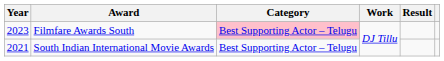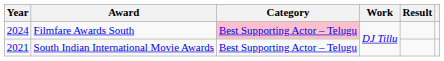(18, 30) 2023 -> (18, 30) 2024
